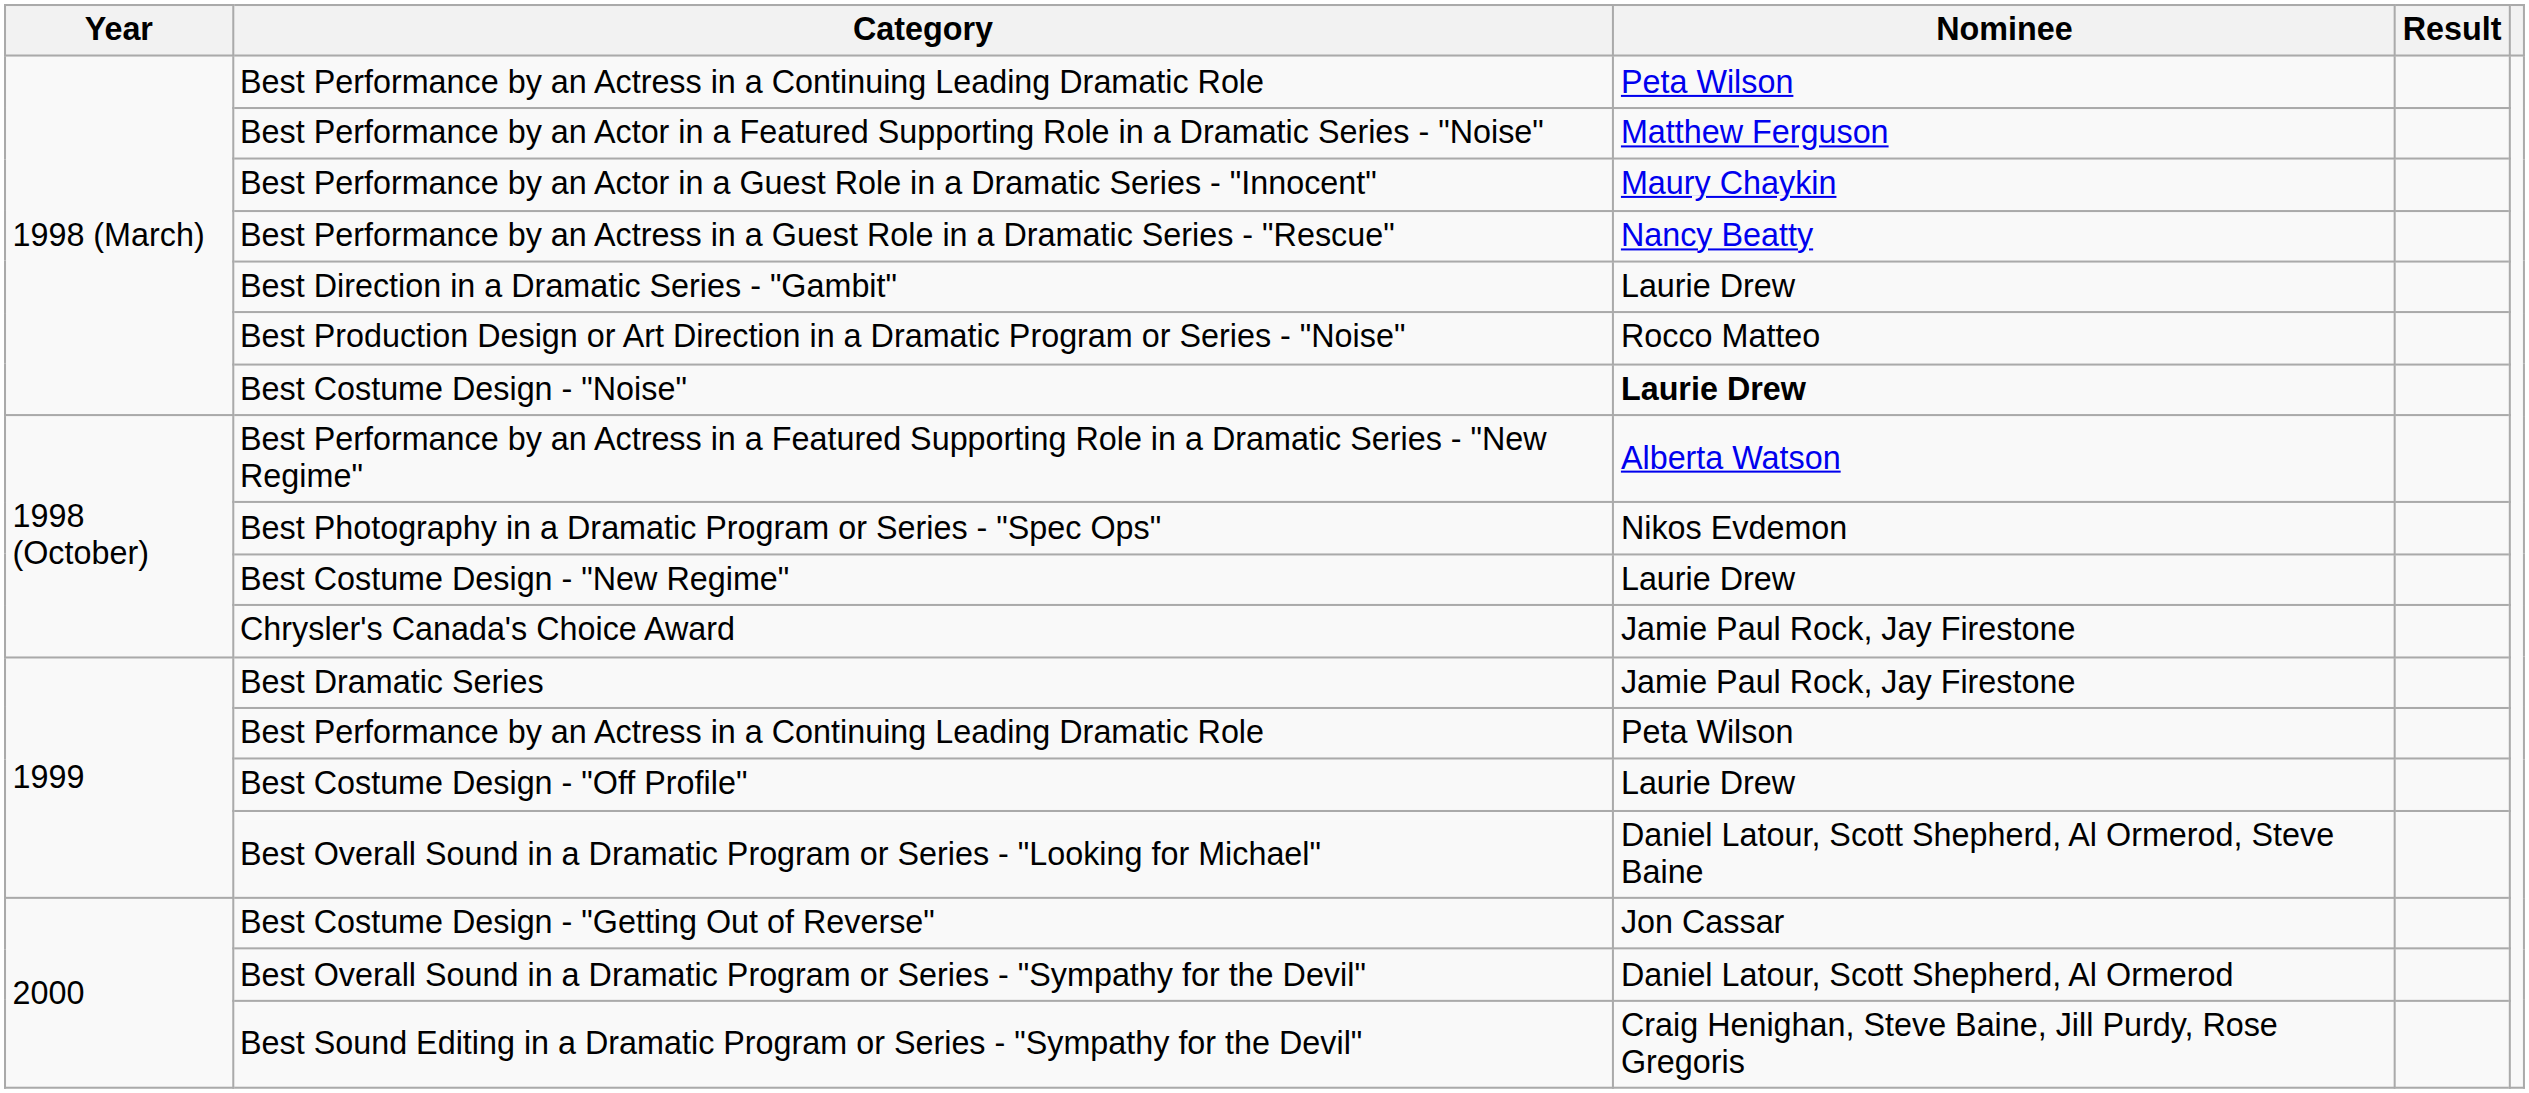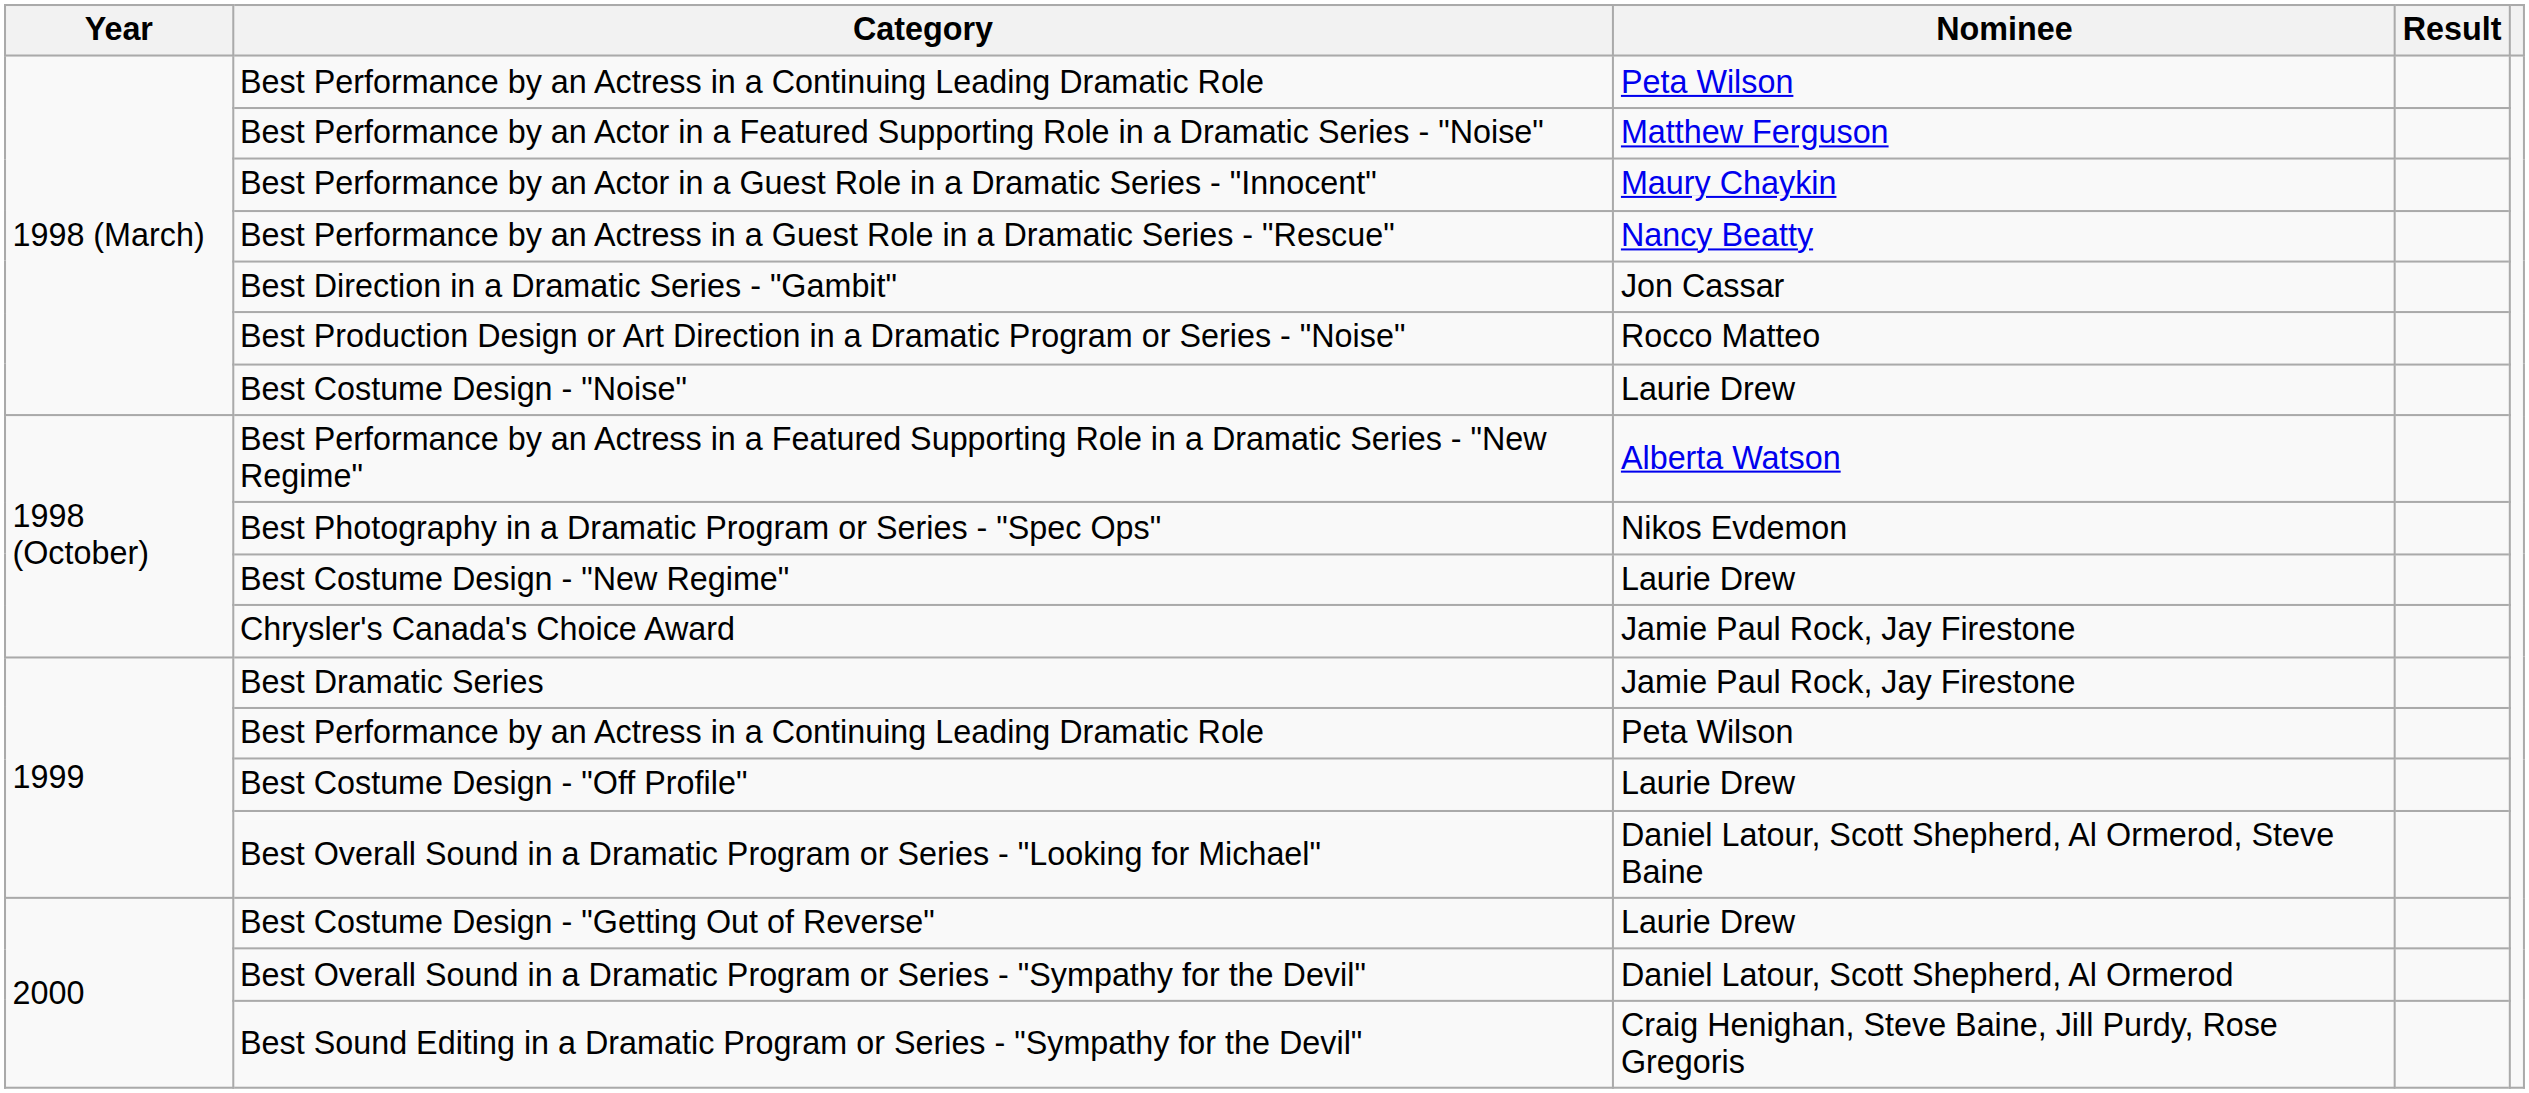(1708, 286) Laurie Drew -> (1703, 286) Jon Cassar
(1713, 388) bold -> (1708, 388) normal
(1703, 922) Jon Cassar -> (1708, 922) Laurie Drew
